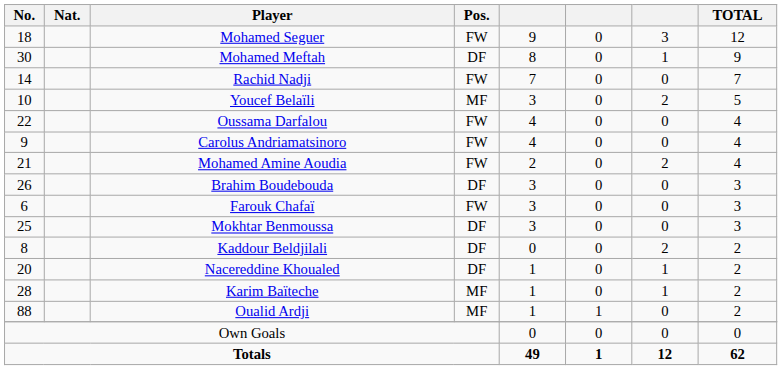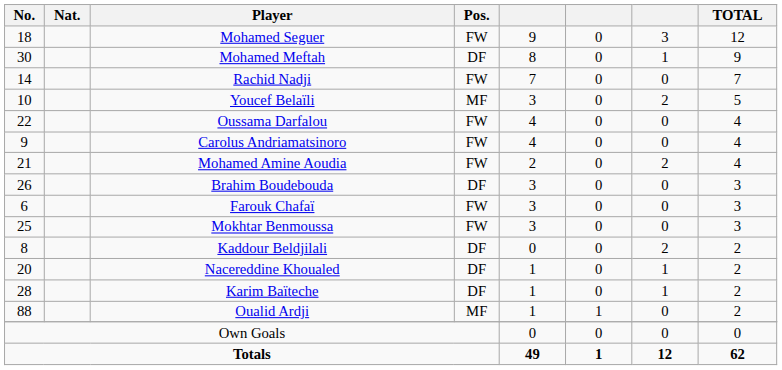(477, 227) DF -> (477, 227) FW
(477, 291) MF -> (477, 291) DF
